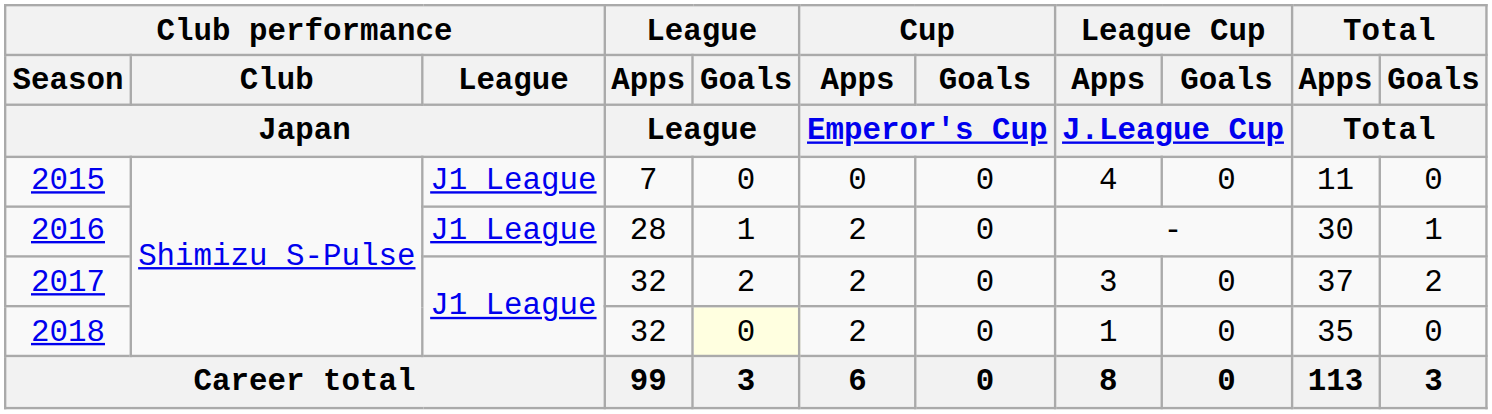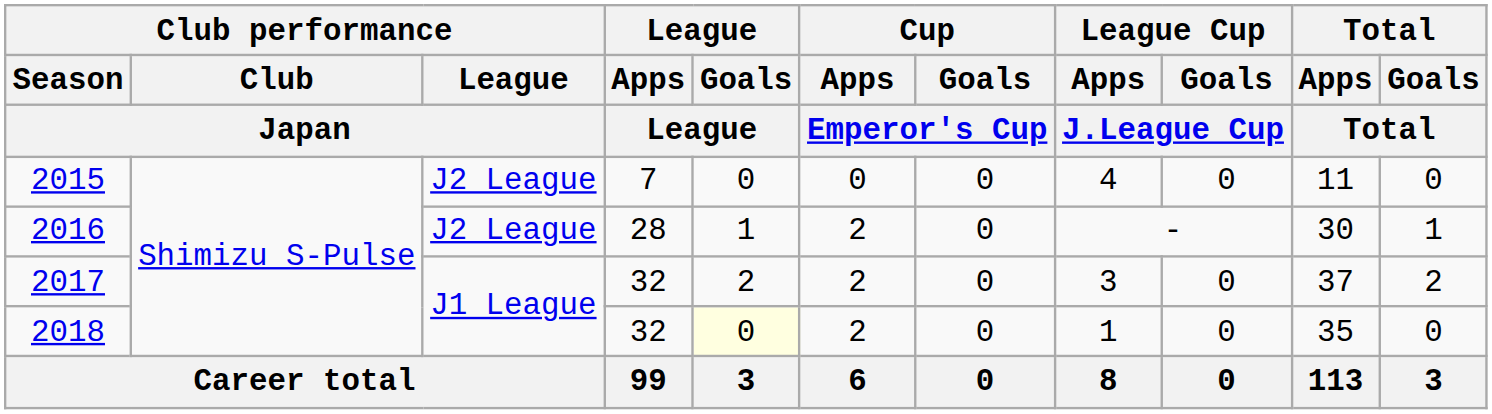(513, 181) J1 League -> (513, 181) J2 League
(513, 231) J1 League -> (513, 231) J2 League
